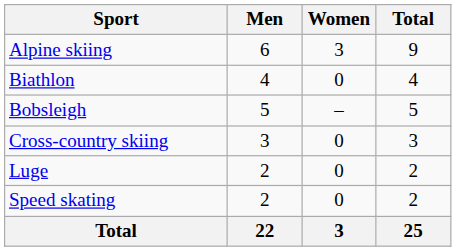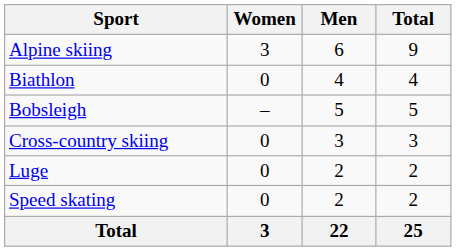columns swapped: (265, 19) <-> (339, 19)
